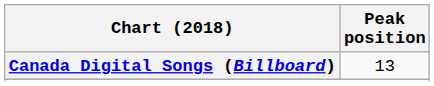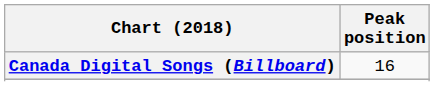(385, 66) 13 -> (385, 66) 16
